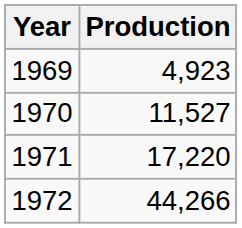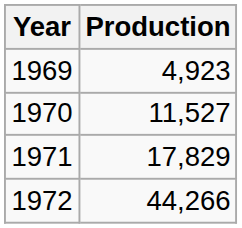(188, 157) 17,220 -> (188, 157) 17,829
